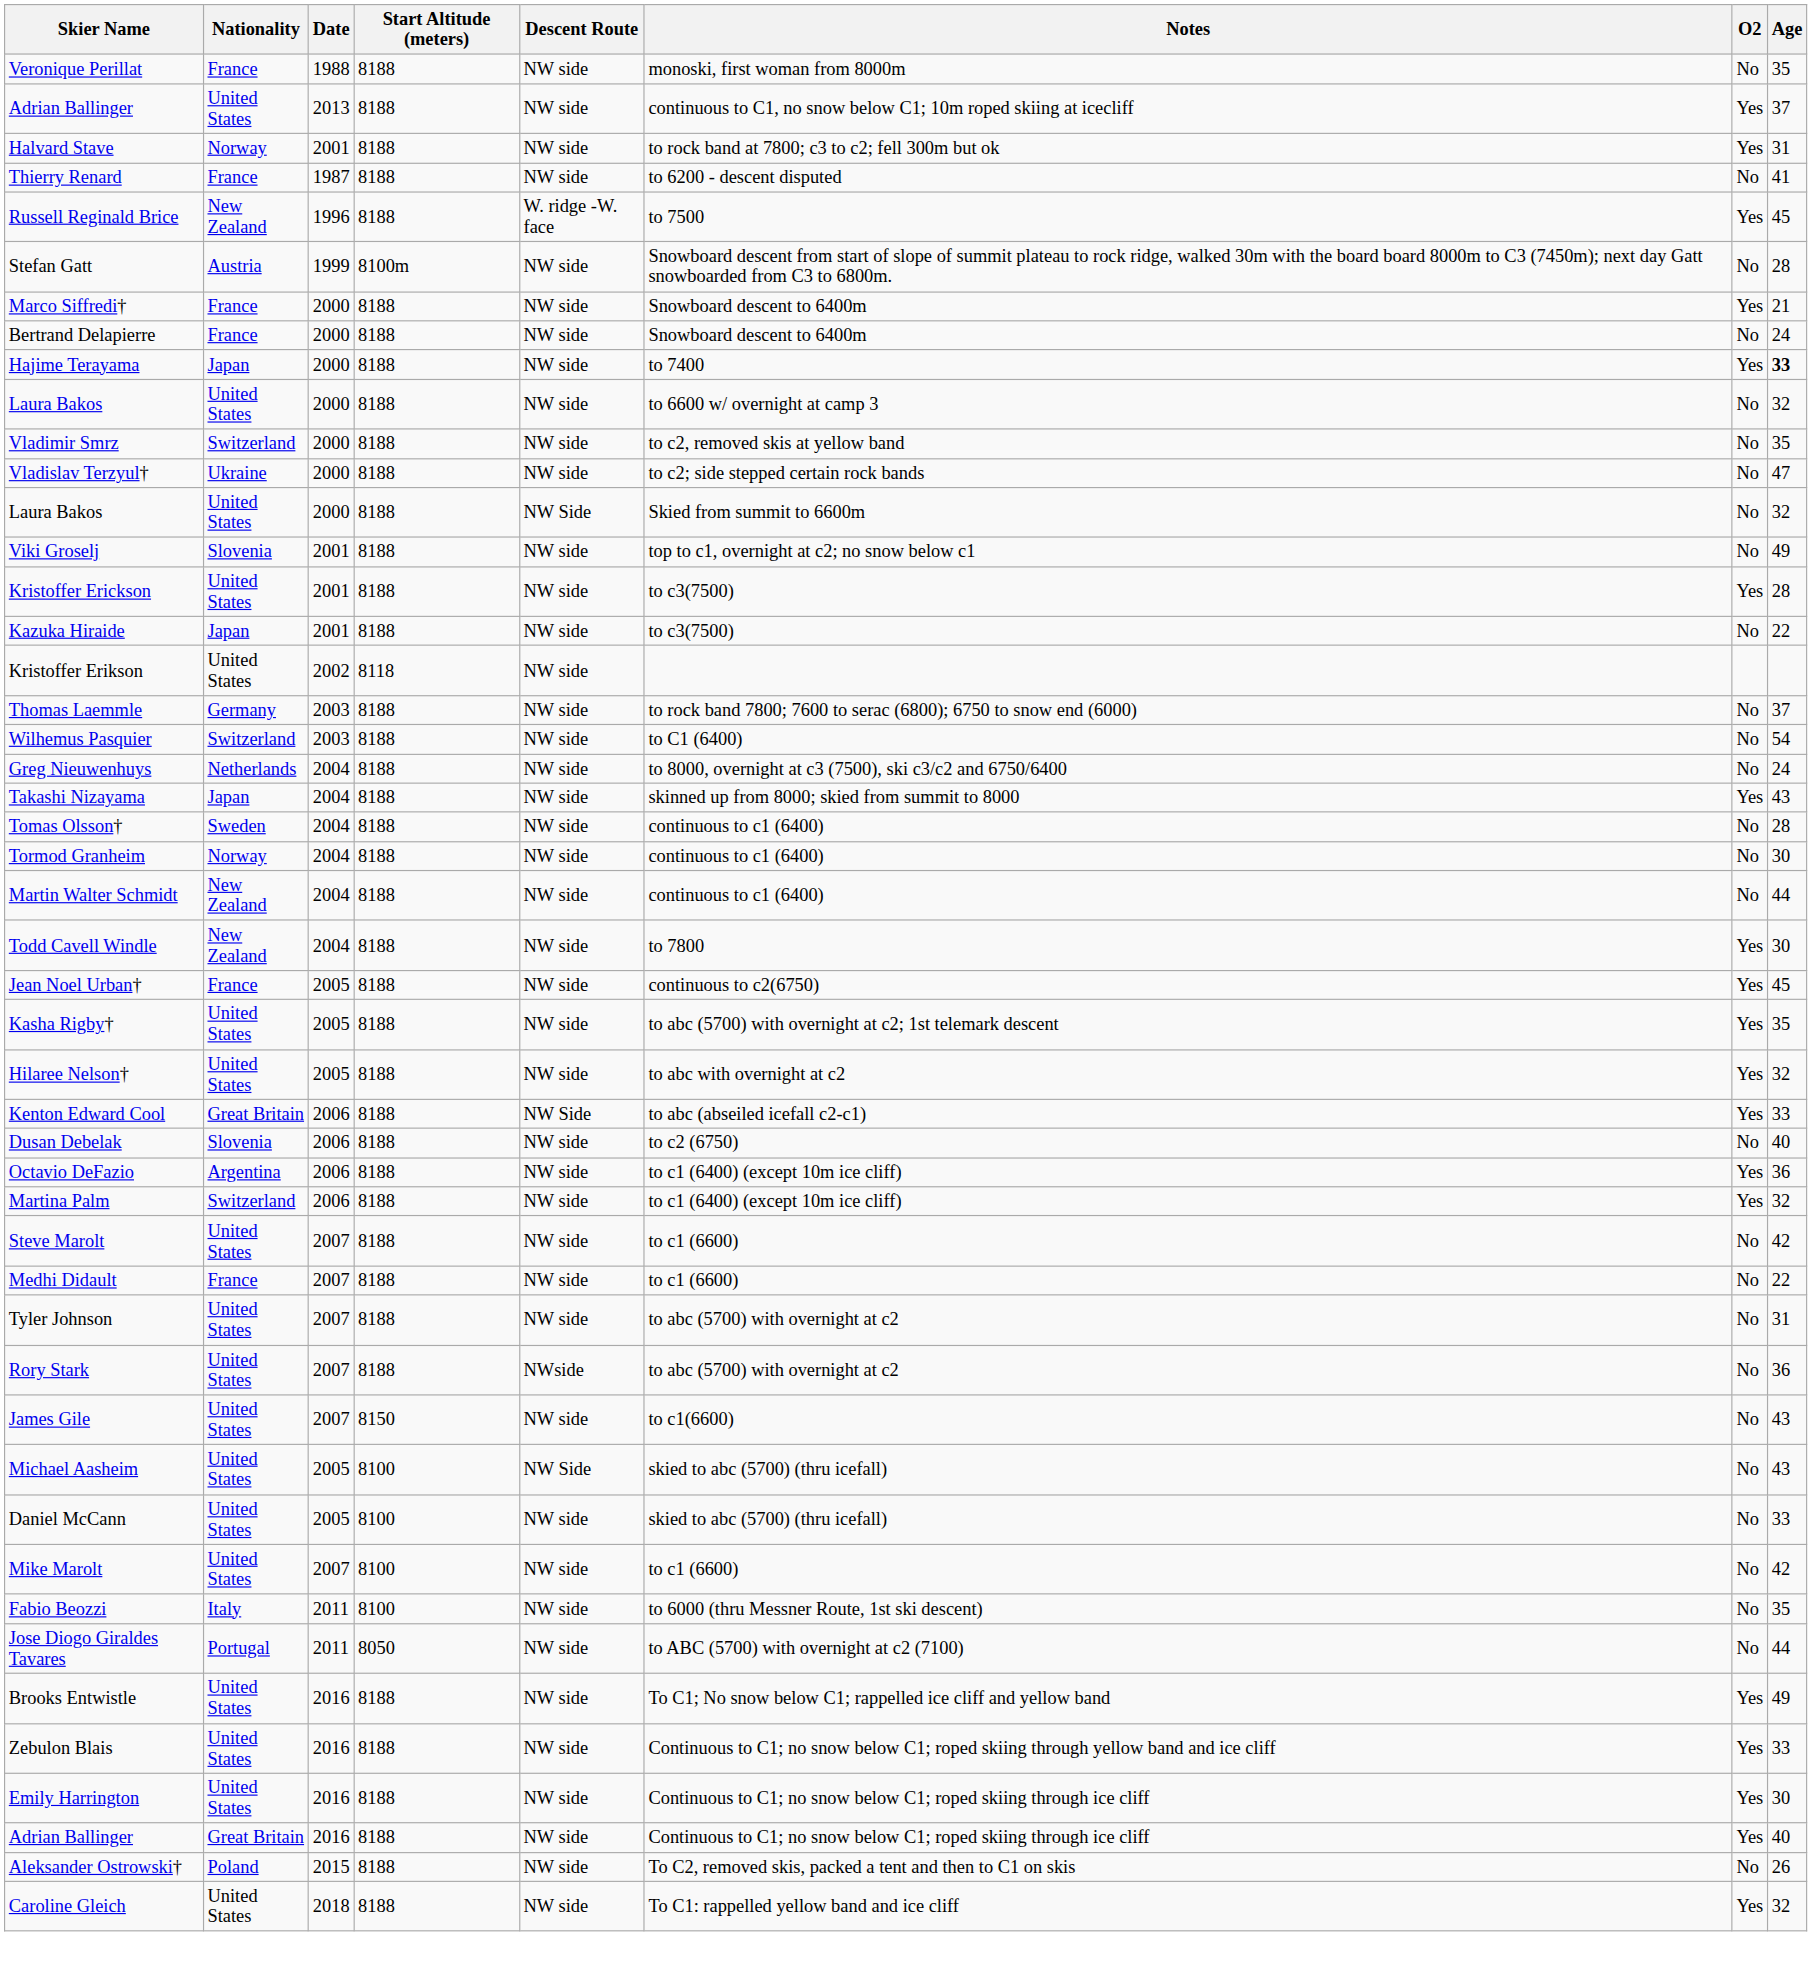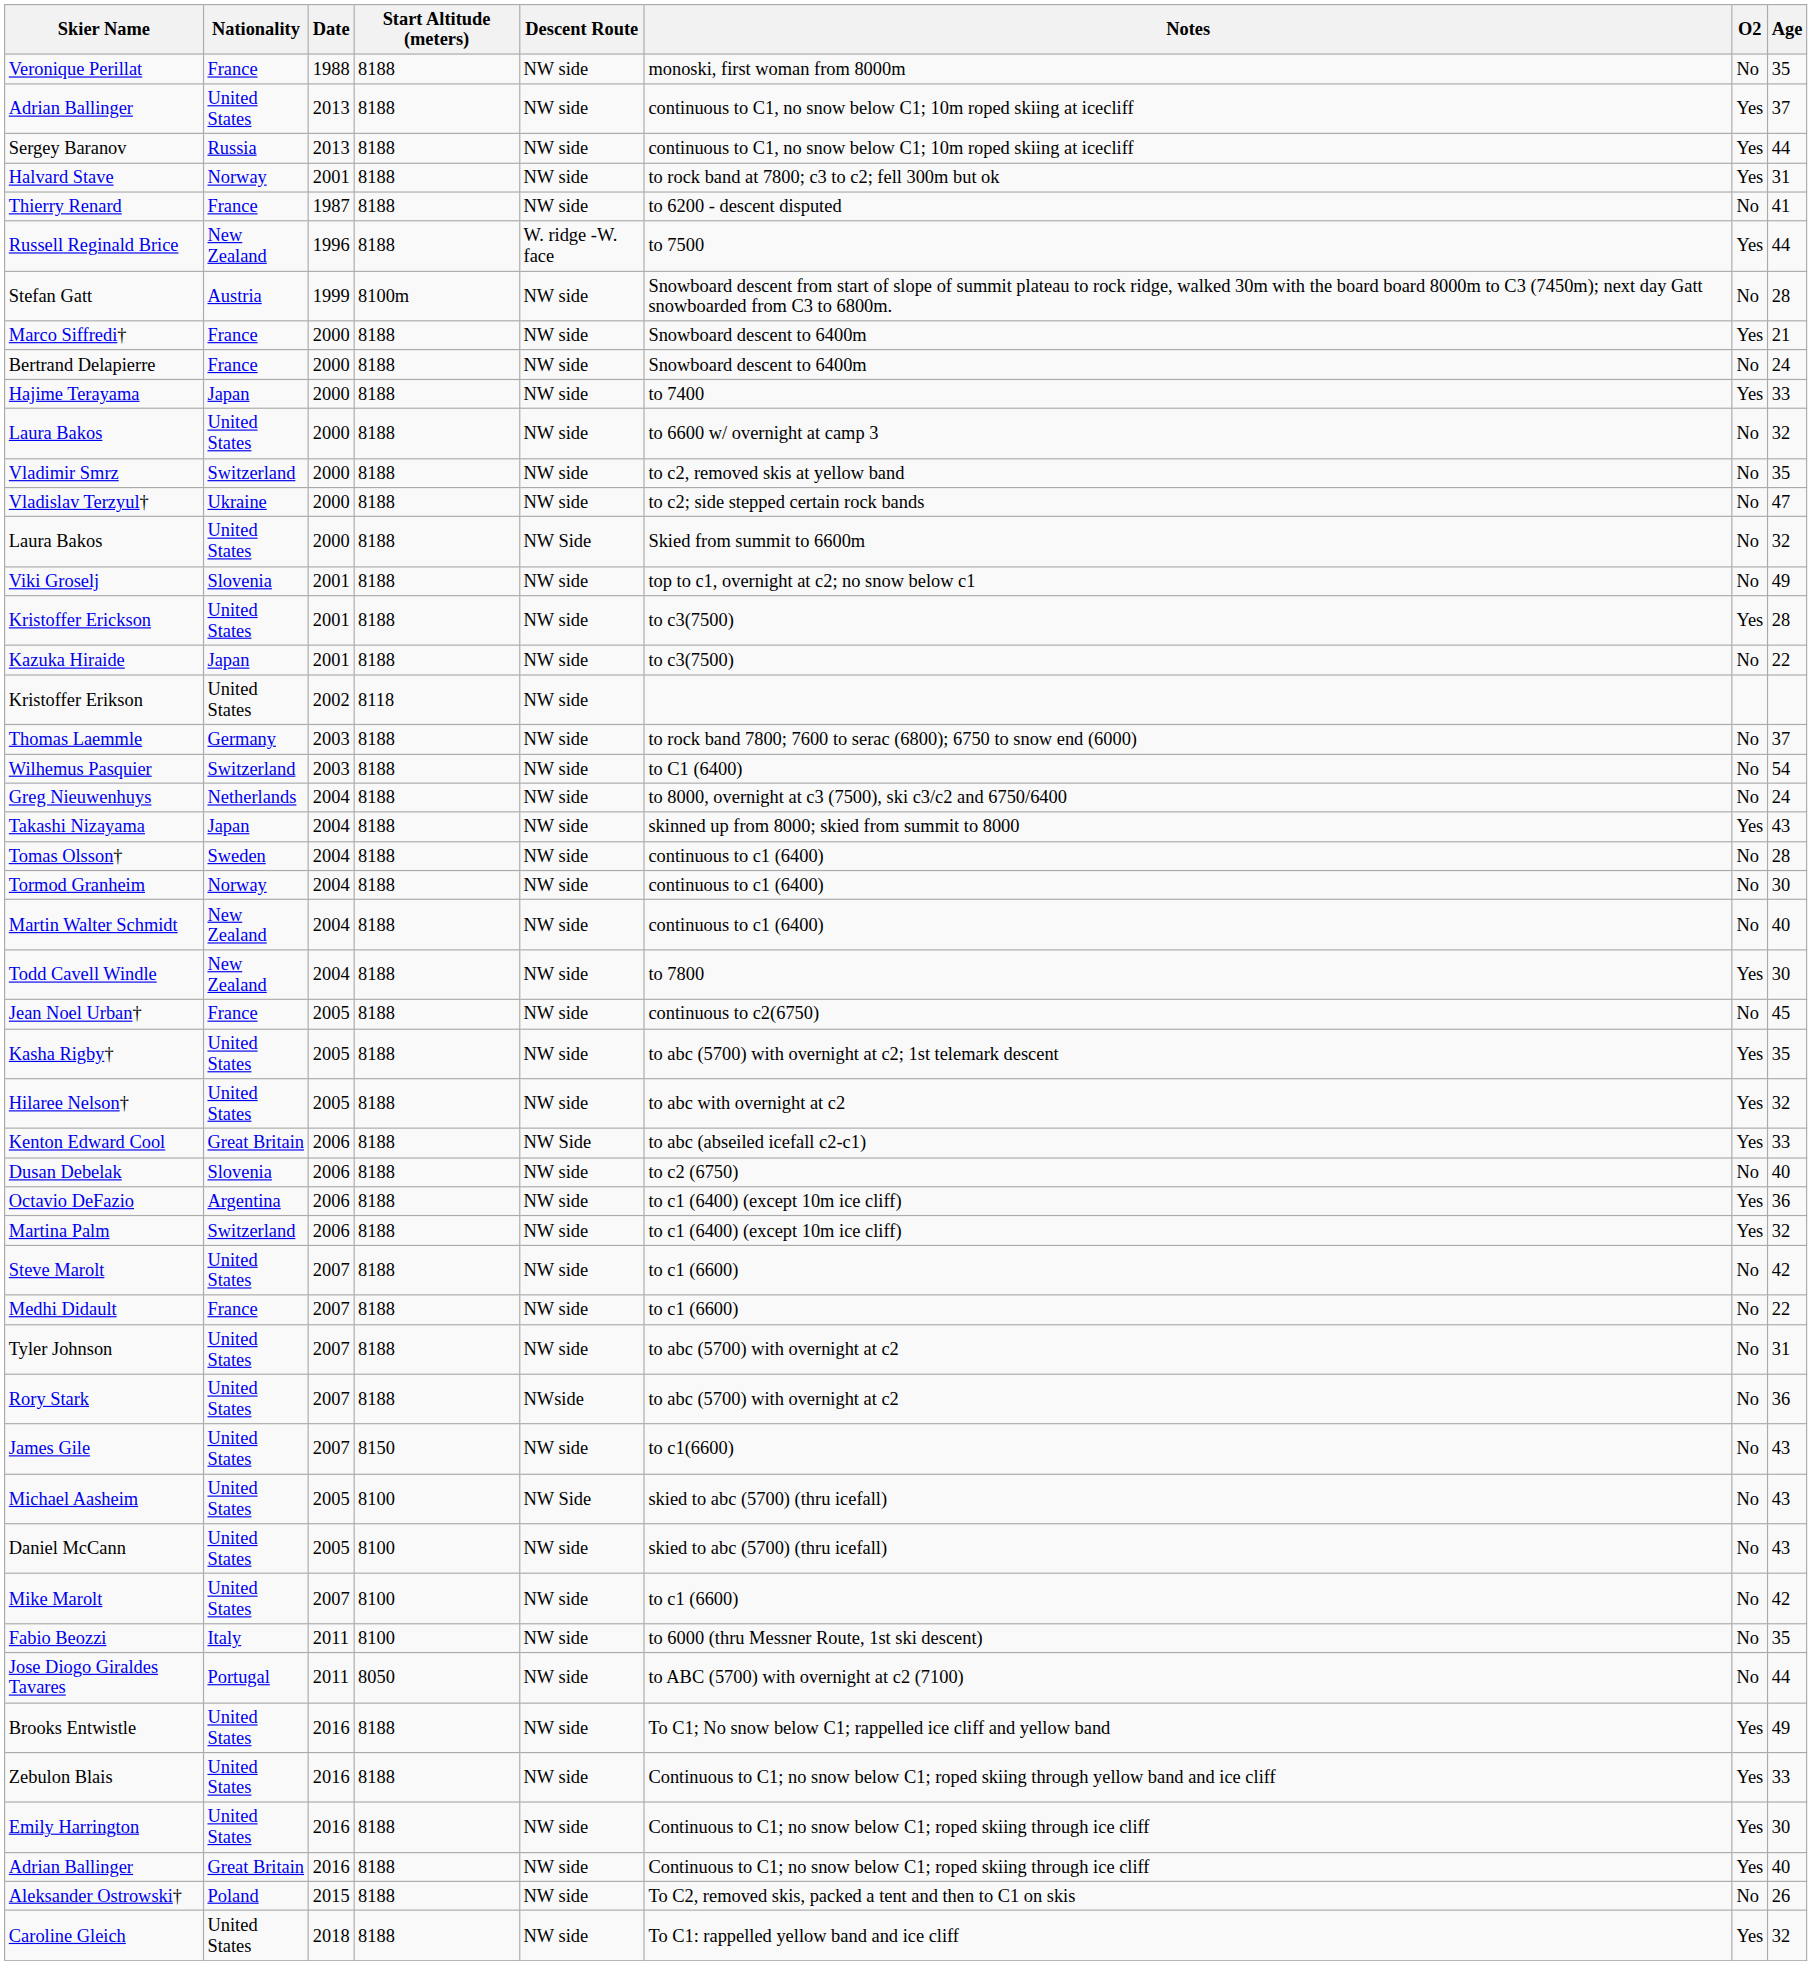+ row: (68, 148)
(1781, 216) 45 -> (1781, 245) 44
(1781, 364) bold -> (1781, 393) normal
(1781, 895) 44 -> (1781, 924) 40
(1750, 984) Yes -> (1748, 1013) No
(1781, 1519) 33 -> (1781, 1548) 43
